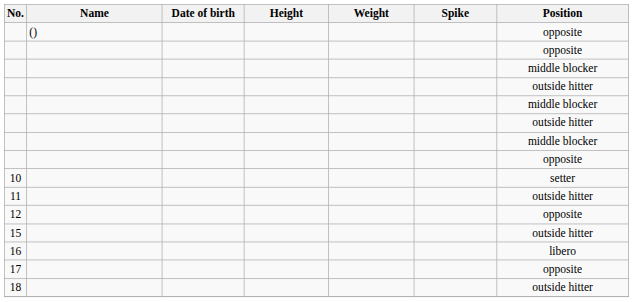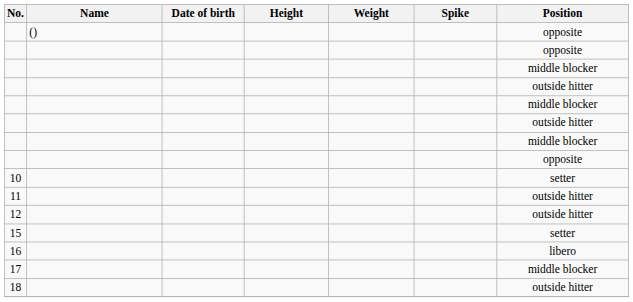(563, 214) opposite -> (563, 214) outside hitter
(563, 232) outside hitter -> (563, 232) setter
(563, 269) opposite -> (563, 269) middle blocker
